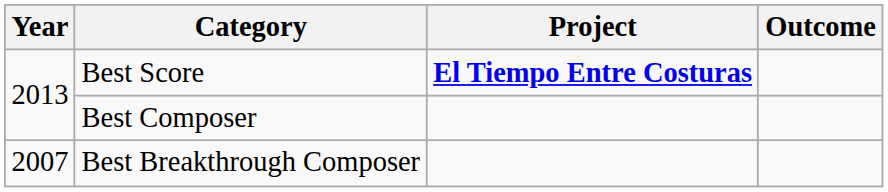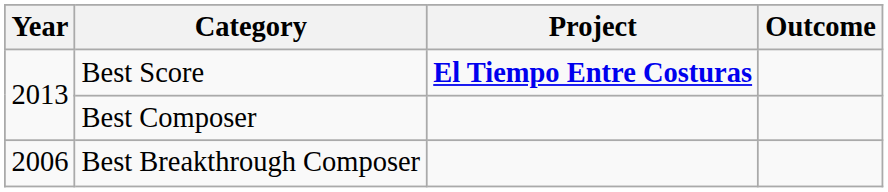(40, 162) 2007 -> (40, 162) 2006
